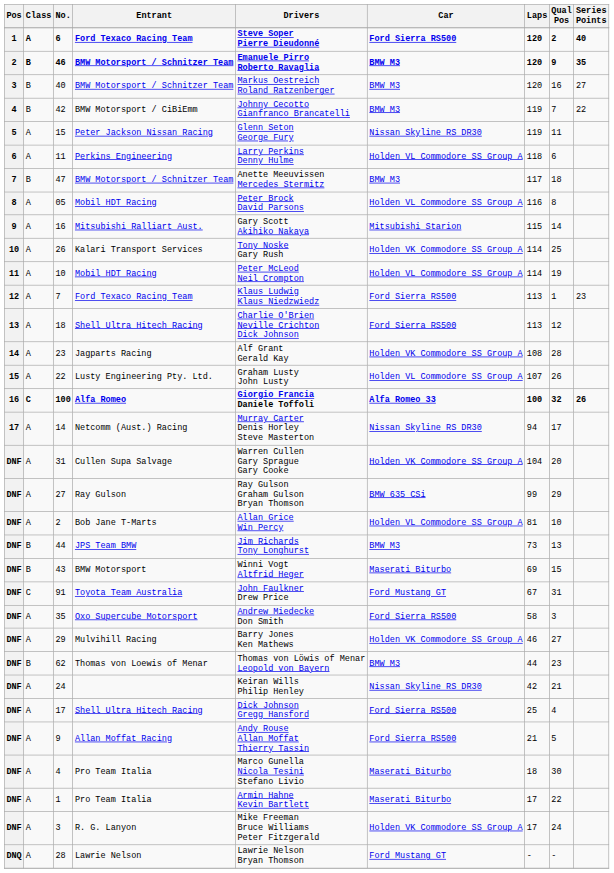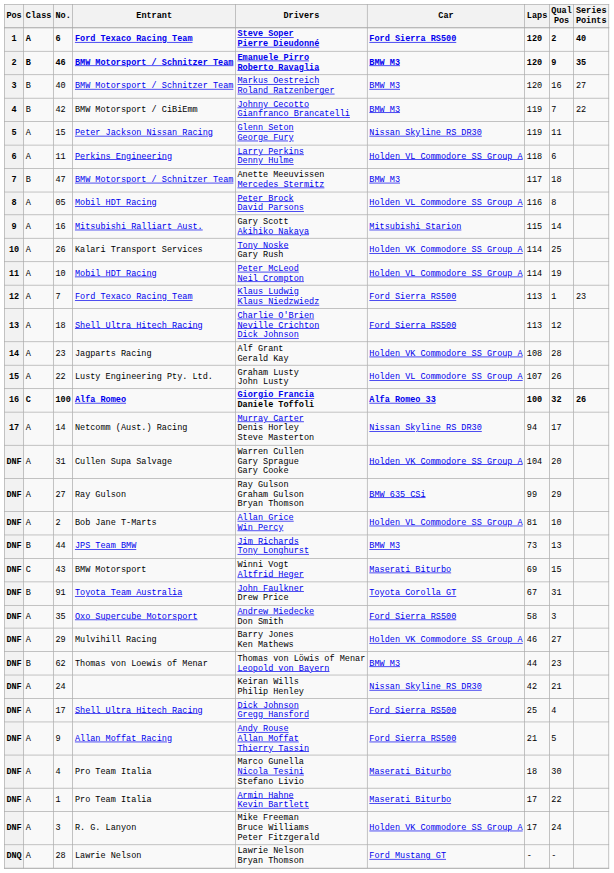(28, 570) B -> (28, 570) C
(28, 594) C -> (28, 594) B
(408, 594) Ford Mustang GT -> (413, 594) Toyota Corolla GT
